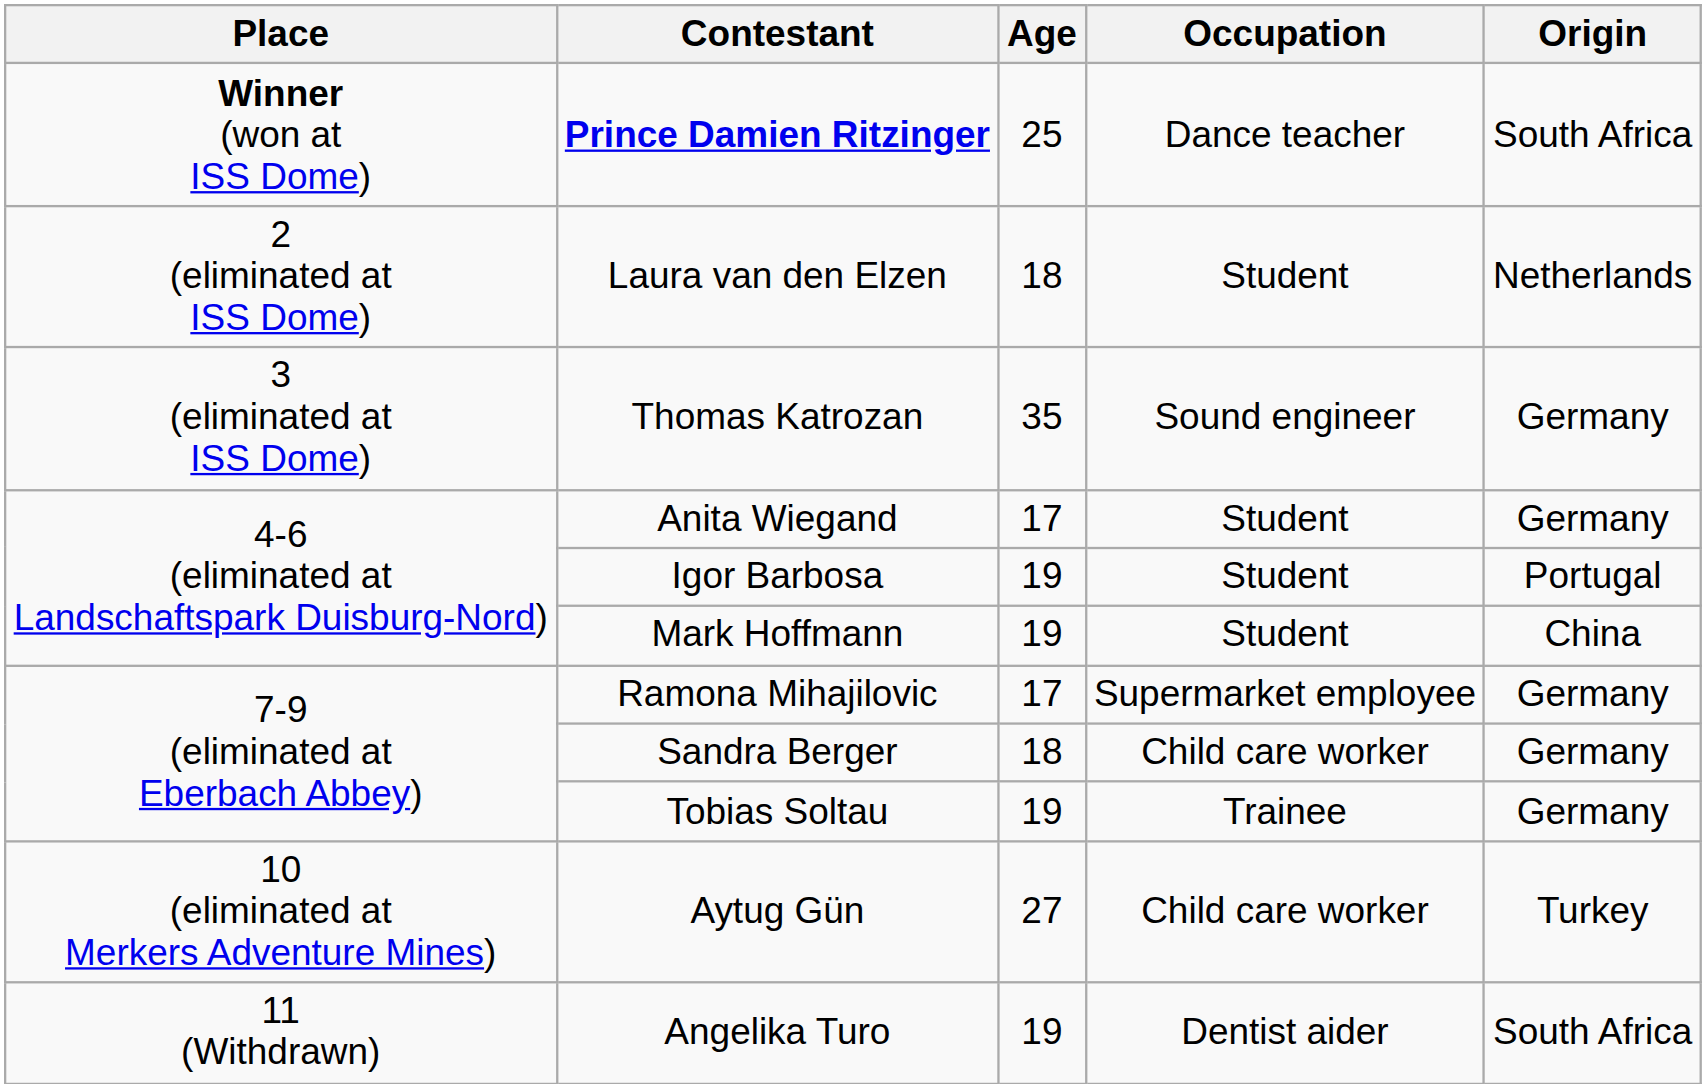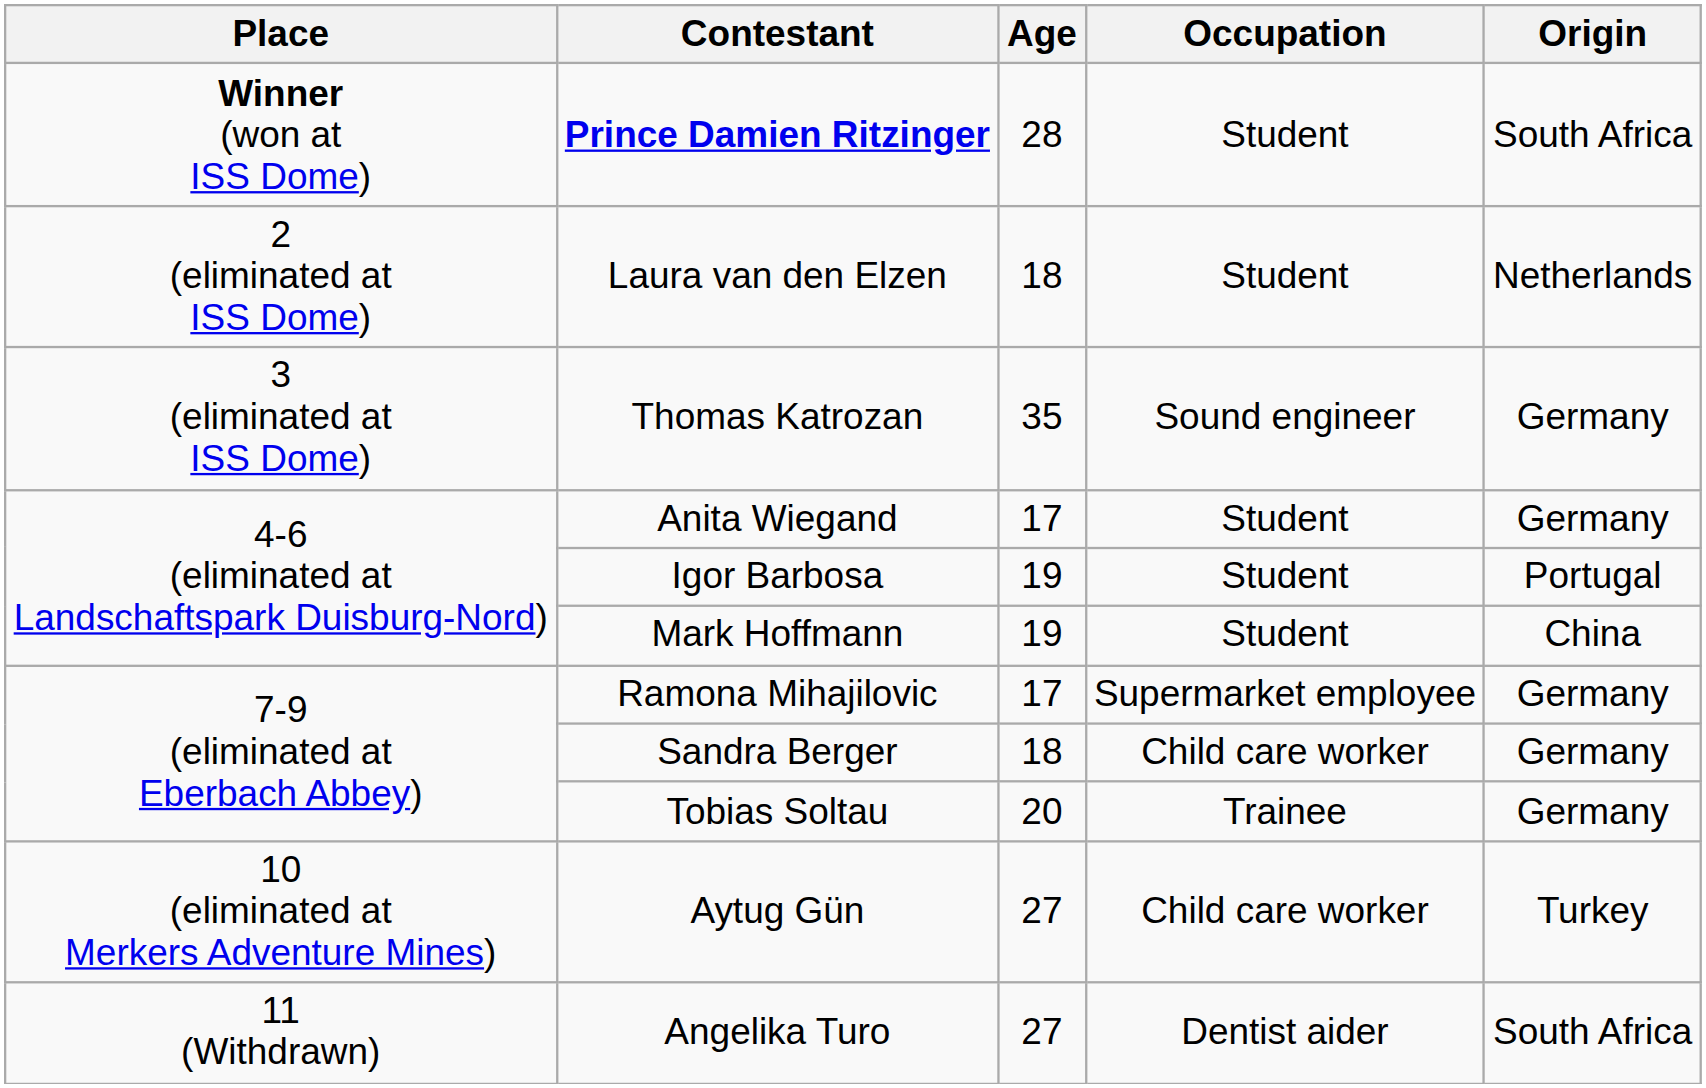(1042, 134) 25 -> (1042, 134) 28
(1285, 134) Dance teacher -> (1285, 134) Student
(1042, 810) 19 -> (1042, 810) 20
(1042, 1032) 19 -> (1042, 1032) 27
